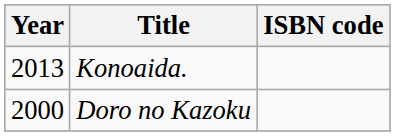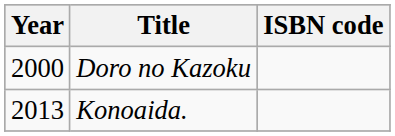rows swapped: (164, 109) <-> (132, 67)
